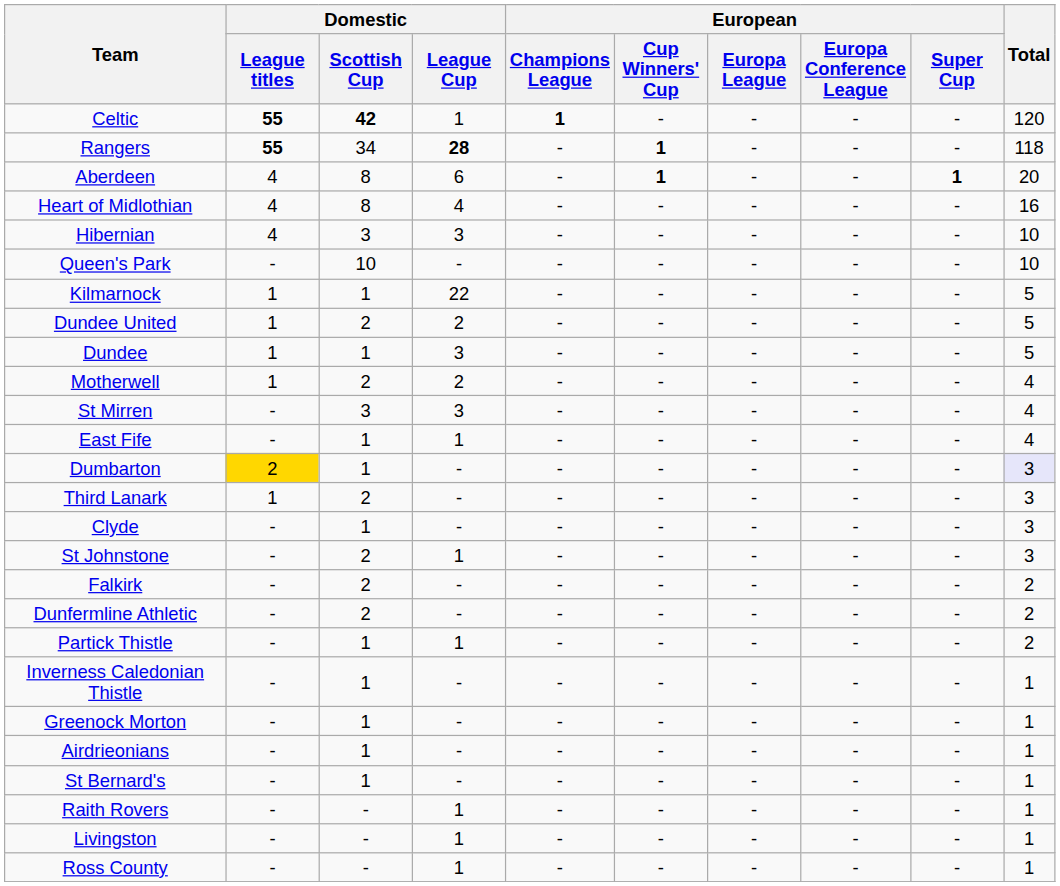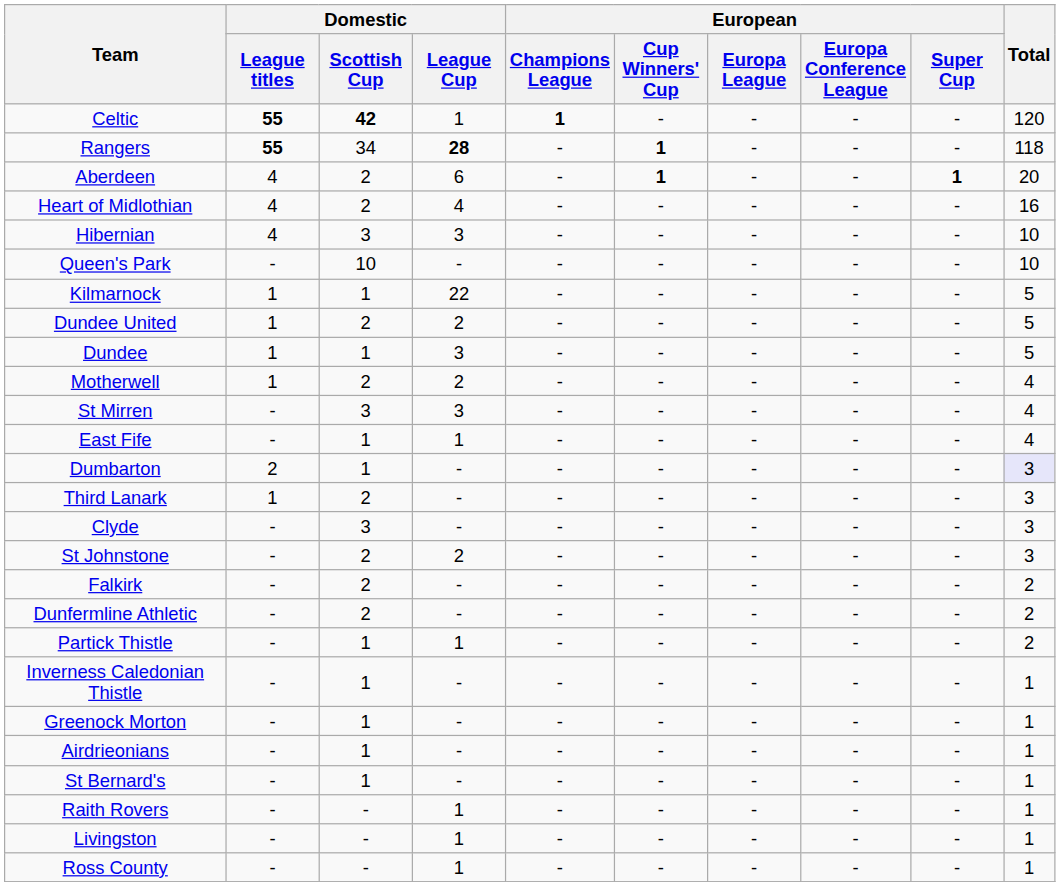(366, 177) 8 -> (366, 177) 2
(366, 206) 8 -> (366, 206) 2
(272, 468) gold background -> (272, 468) no background
(366, 526) 1 -> (366, 526) 3
(459, 555) 1 -> (459, 555) 2
